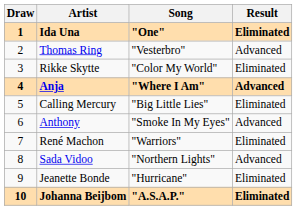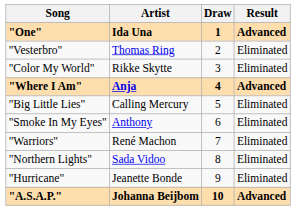columns swapped: (20, 13) <-> (181, 13)
(262, 31) Eliminated -> (262, 31) Advanced
(258, 50) Advanced -> (262, 50) Eliminated
(258, 123) Advanced -> (262, 123) Eliminated
(258, 159) Advanced -> (262, 159) Eliminated
(262, 196) Eliminated -> (262, 196) Advanced
